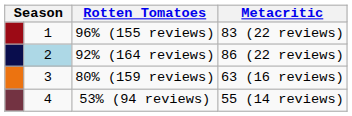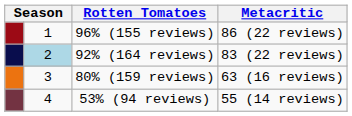(282, 33) 83 (22 reviews) -> (282, 33) 86 (22 reviews)
(282, 55) 86 (22 reviews) -> (282, 55) 83 (22 reviews)
